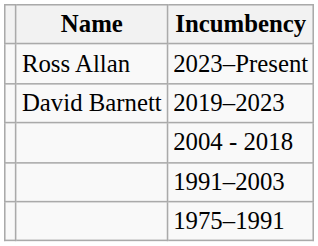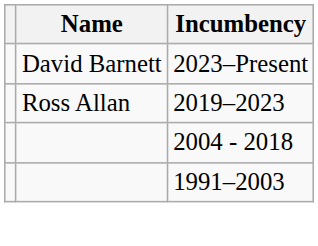(76, 63) Ross Allan -> (92, 63) David Barnett
(92, 102) David Barnett -> (76, 102) Ross Allan
- row: (229, 220)
